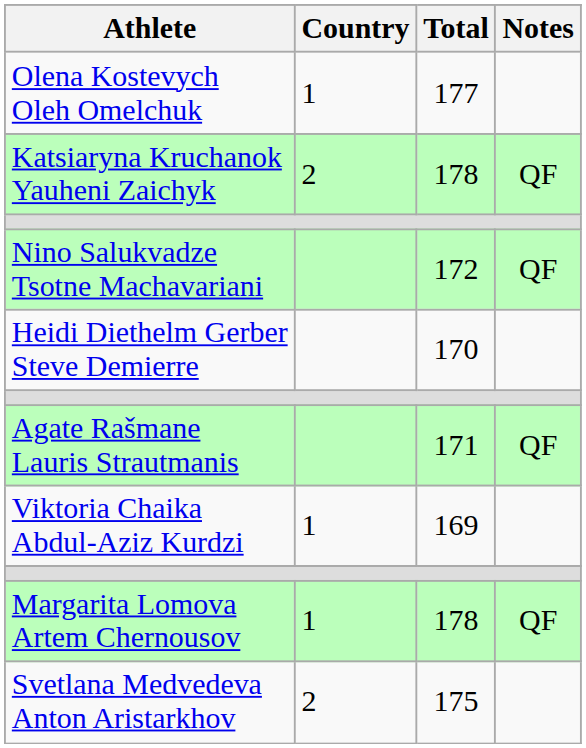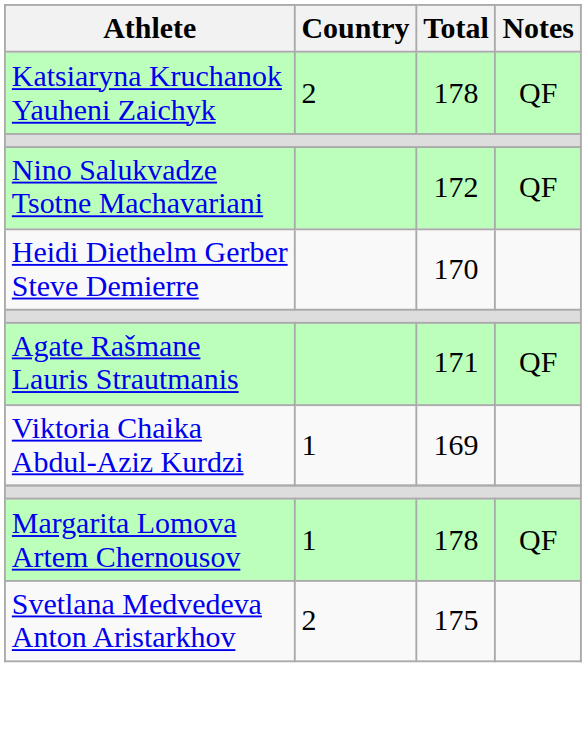- row: (115, 92)
